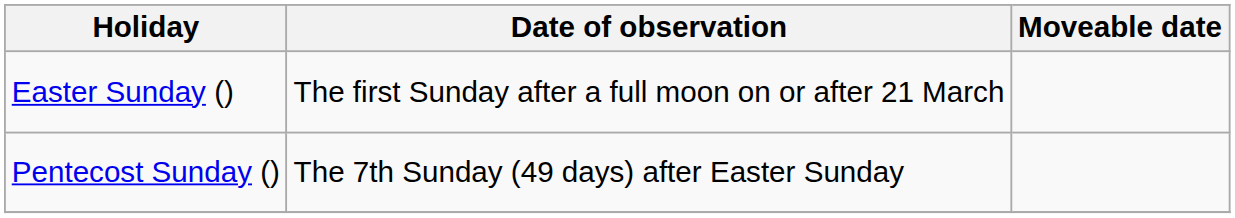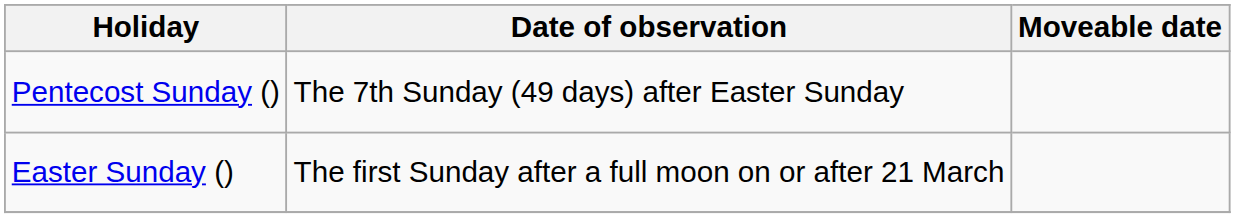rows swapped: (123, 91) <-> (146, 171)
